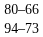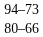rows swapped: (22, 29) <-> (22, 9)
